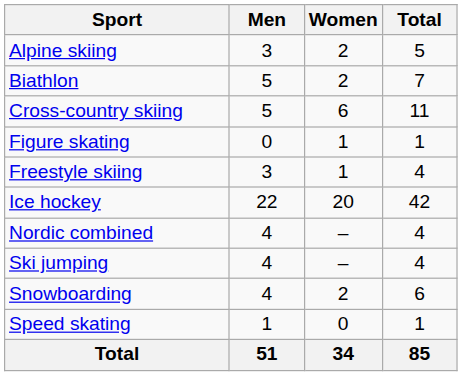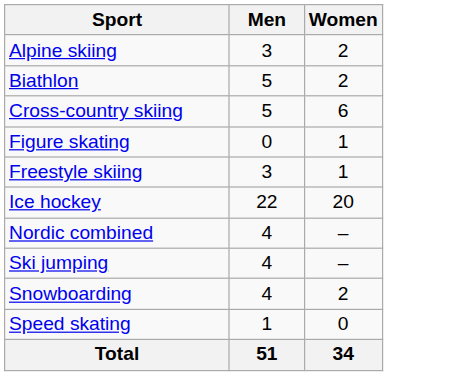- column: (420, 19)
